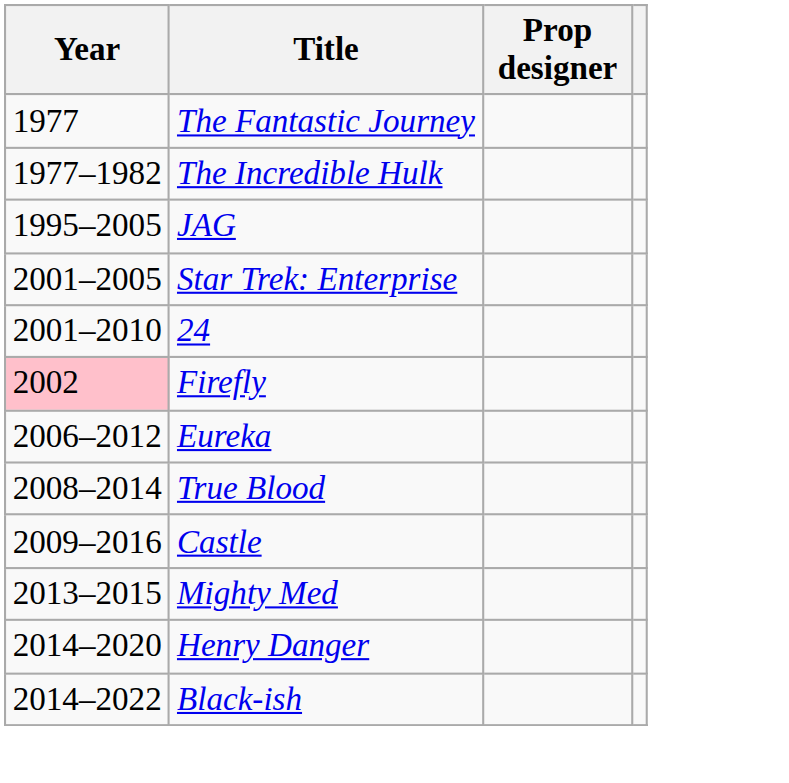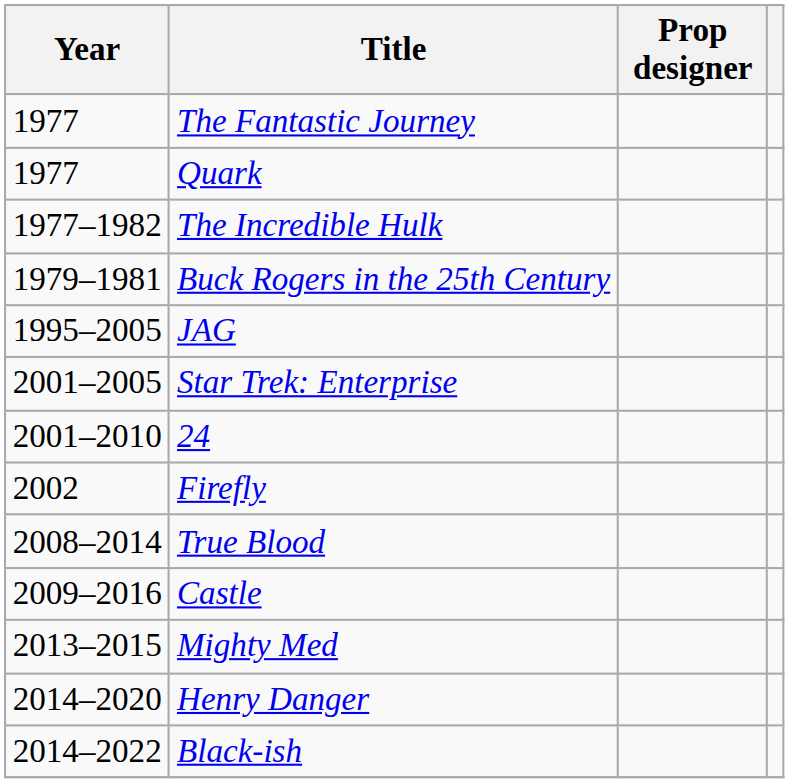+ row: (219, 173)
+ row: (394, 278)
(46, 383) pink background -> (46, 488) no background
- row: (224, 435)
